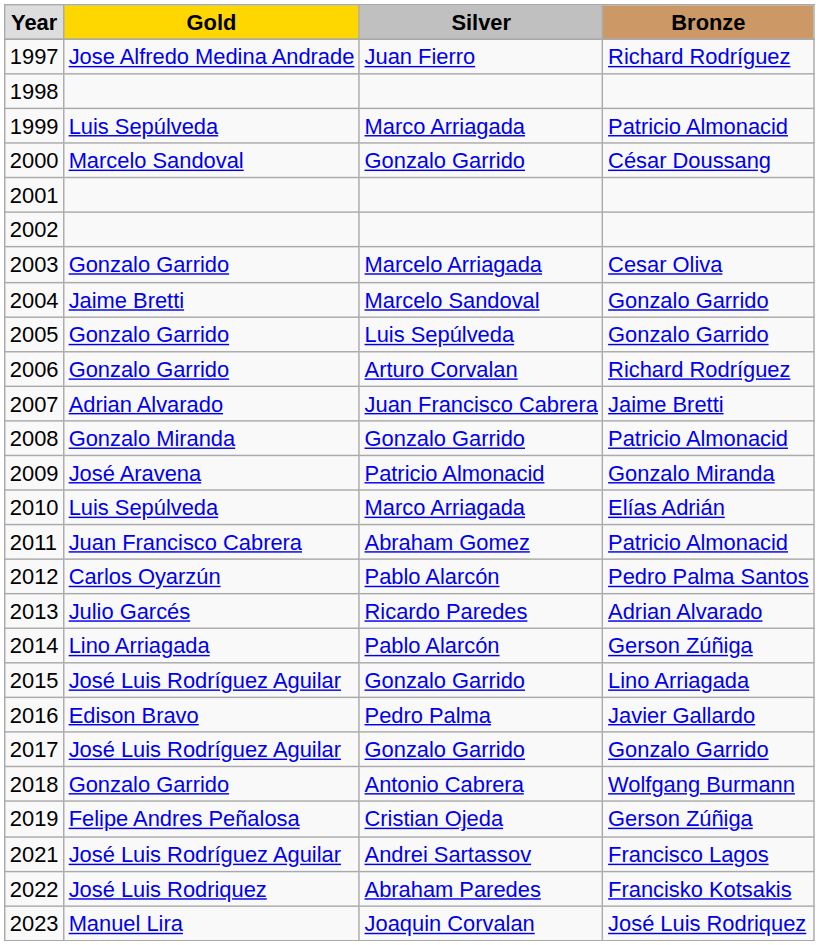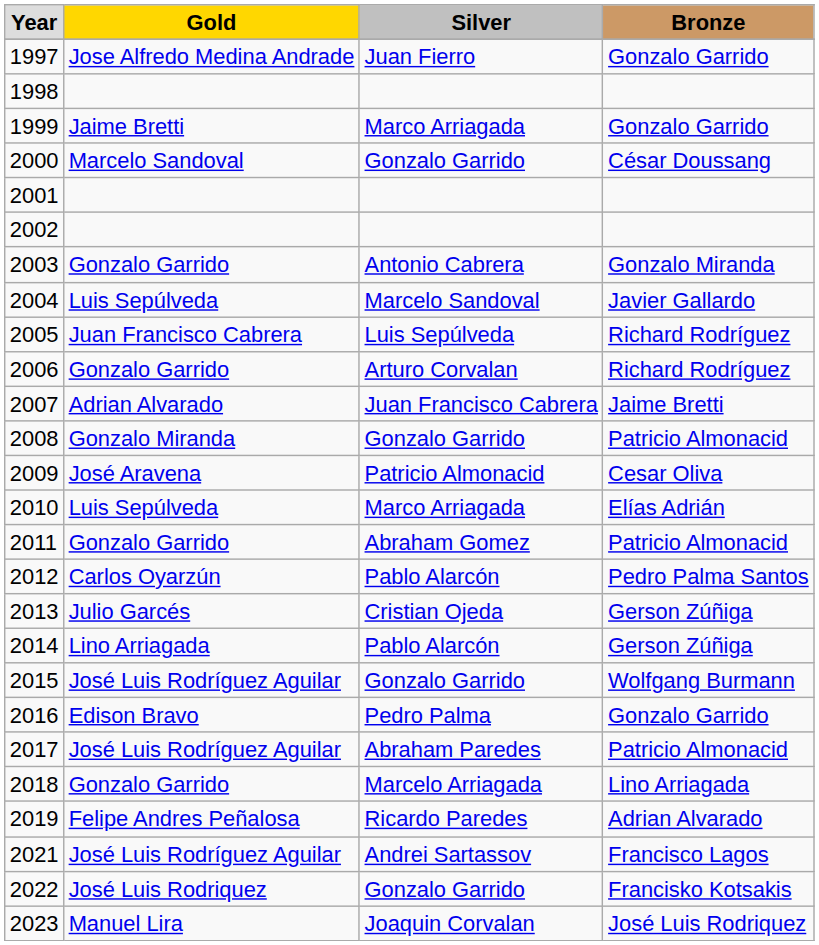(699, 57) Richard Rodríguez -> (688, 57) Gonzalo Garrido
(143, 126) Luis Sepúlveda -> (126, 126) Jaime Bretti
(698, 126) Patricio Almonacid -> (688, 126) Gonzalo Garrido
(453, 265) Marcelo Arriagada -> (444, 265) Antonio Cabrera
(665, 265) Cesar Oliva -> (691, 265) Gonzalo Miranda
(126, 299) Jaime Bretti -> (143, 299) Luis Sepúlveda
(688, 299) Gonzalo Garrido -> (682, 299) Javier Gallardo
(149, 334) Gonzalo Garrido -> (185, 334) Juan Francisco Cabrera
(688, 334) Gonzalo Garrido -> (699, 334) Richard Rodríguez
(691, 473) Gonzalo Miranda -> (665, 473) Cesar Oliva
(185, 542) Juan Francisco Cabrera -> (149, 542) Gonzalo Garrido
(446, 611) Ricardo Paredes -> (434, 611) Cristian Ojeda
(685, 611) Adrian Alvarado -> (680, 611) Gerson Zúñiga
(679, 681) Lino Arriagada -> (702, 681) Wolfgang Burmann
(682, 715) Javier Gallardo -> (688, 715) Gonzalo Garrido
(445, 750) Gonzalo Garrido -> (453, 750) Abraham Paredes
(688, 750) Gonzalo Garrido -> (698, 750) Patricio Almonacid
(444, 785) Antonio Cabrera -> (453, 785) Marcelo Arriagada
(702, 785) Wolfgang Burmann -> (679, 785) Lino Arriagada
(434, 819) Cristian Ojeda -> (446, 819) Ricardo Paredes
(680, 819) Gerson Zúñiga -> (685, 819) Adrian Alvarado
(453, 888) Abraham Paredes -> (445, 888) Gonzalo Garrido
